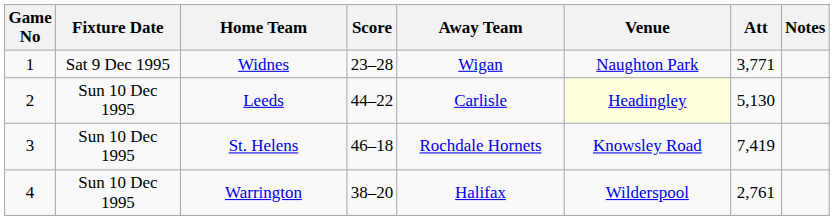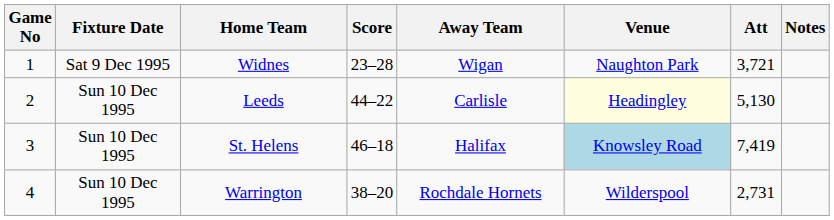(756, 63) 3,771 -> (756, 63) 3,721
(481, 146) Rochdale Hornets -> (481, 146) Halifax
(647, 146) no background -> (647, 146) lightblue background
(481, 192) Halifax -> (481, 192) Rochdale Hornets
(756, 192) 2,761 -> (756, 192) 2,731
